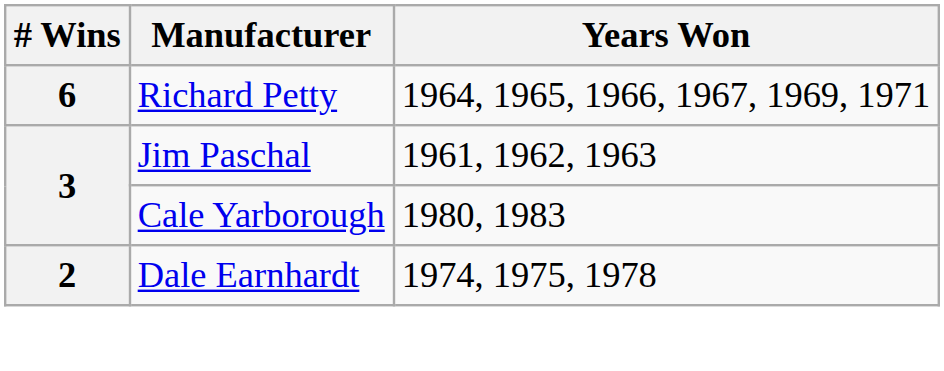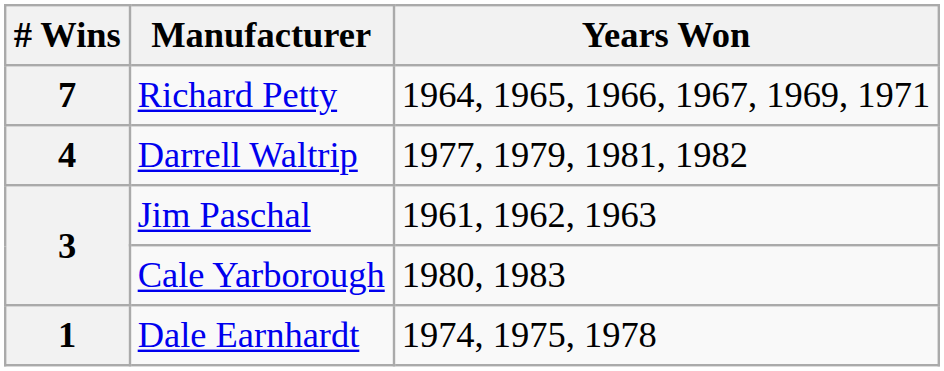(67, 94) 6 -> (67, 94) 7
+ row: (248, 155)
(67, 275) 2 -> (67, 335) 1
